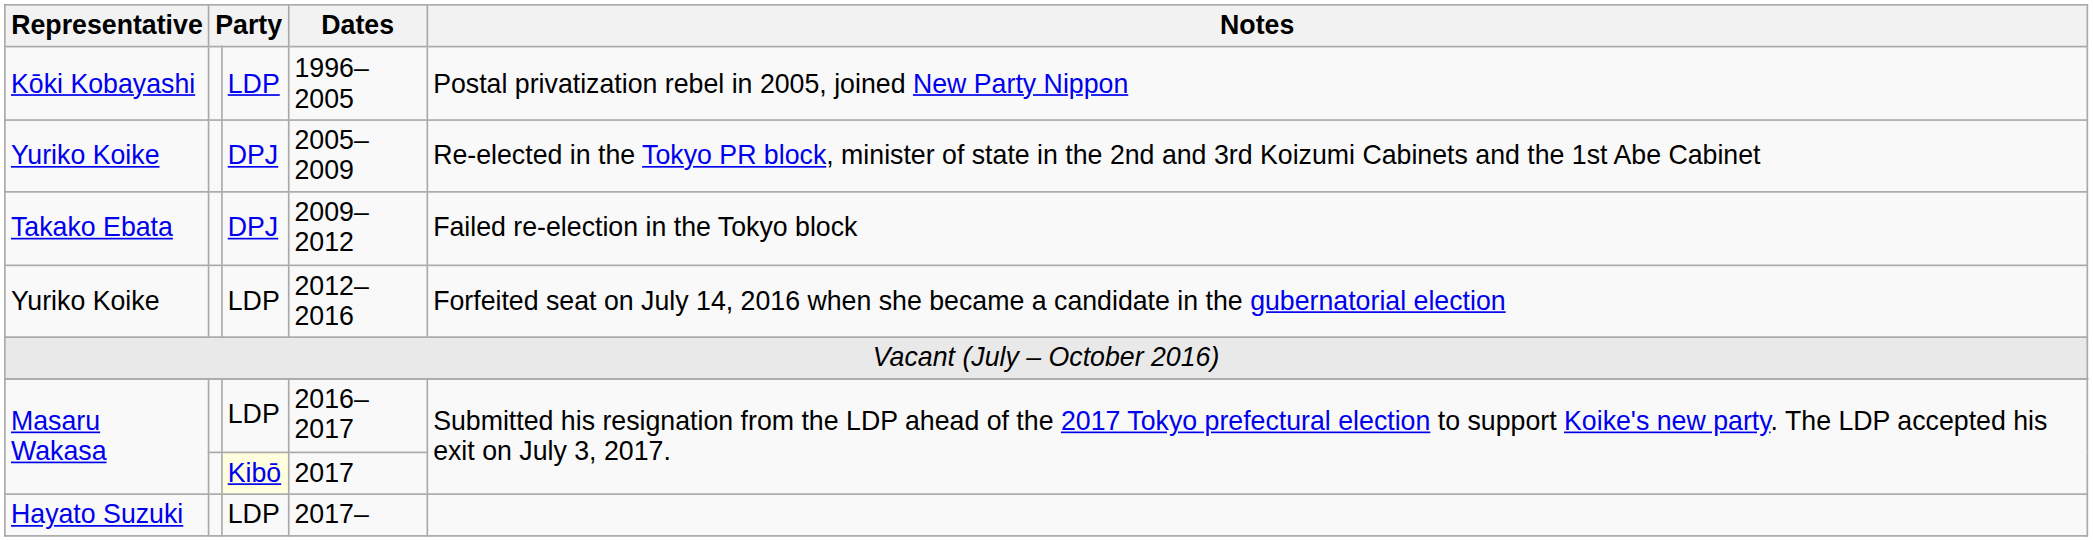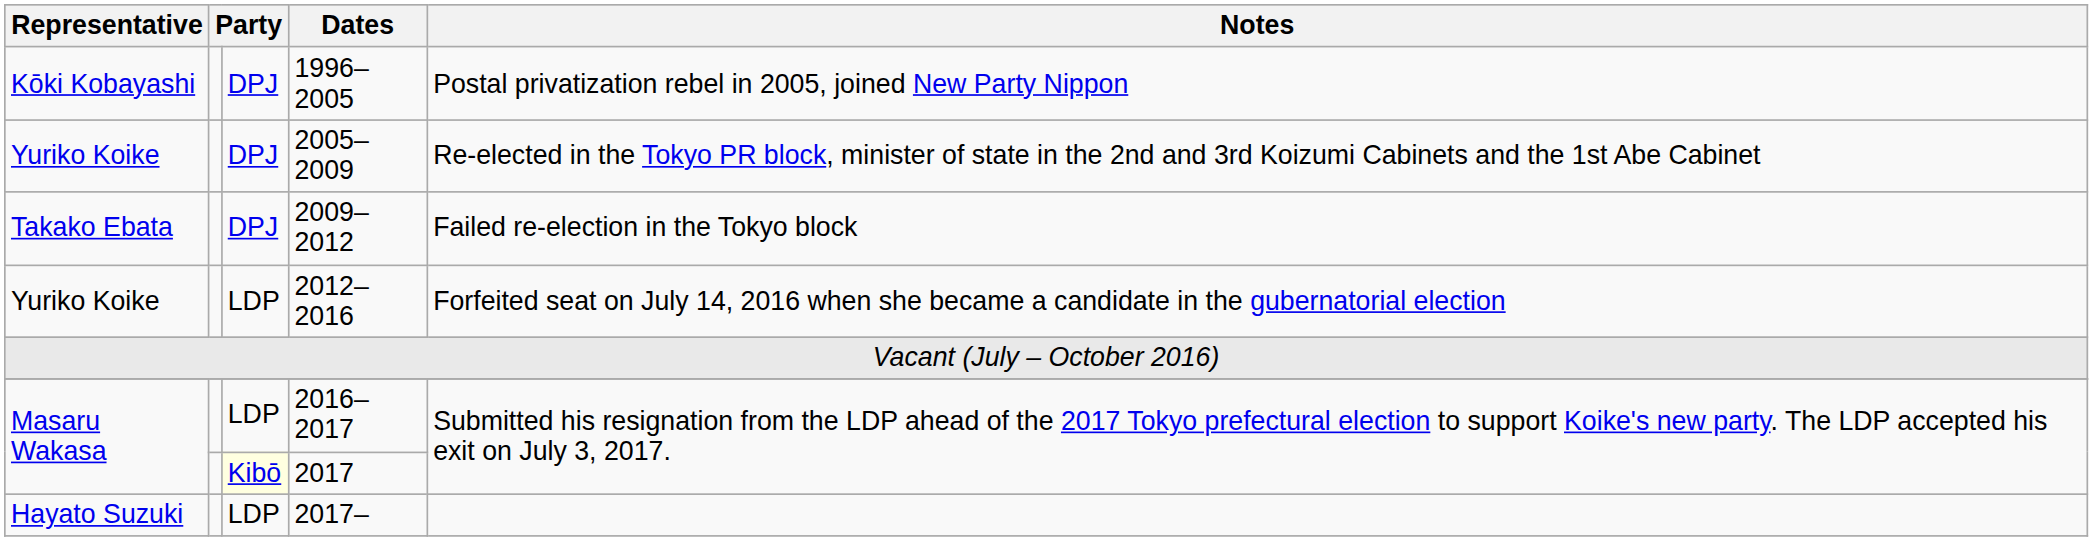(254, 83) LDP -> (253, 83) DPJ
